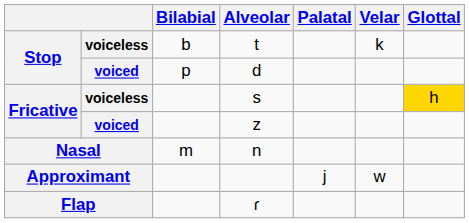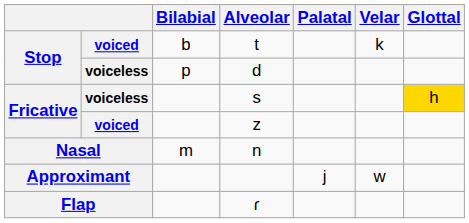(117, 45) voiceless -> (117, 44) voiced
(117, 71) voiced -> (117, 72) voiceless
